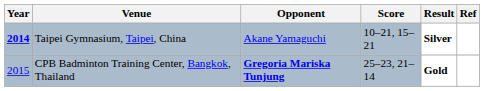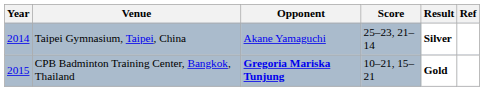(18, 39) bold -> (18, 39) normal
(389, 39) 10–21, 15–21 -> (389, 39) 25–23, 21–14
(389, 71) 25–23, 21–14 -> (389, 71) 10–21, 15–21
